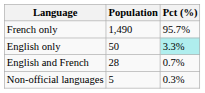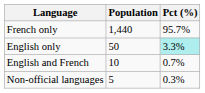(120, 29) 1,490 -> (120, 29) 1,440
(114, 63) 28 -> (114, 63) 10
